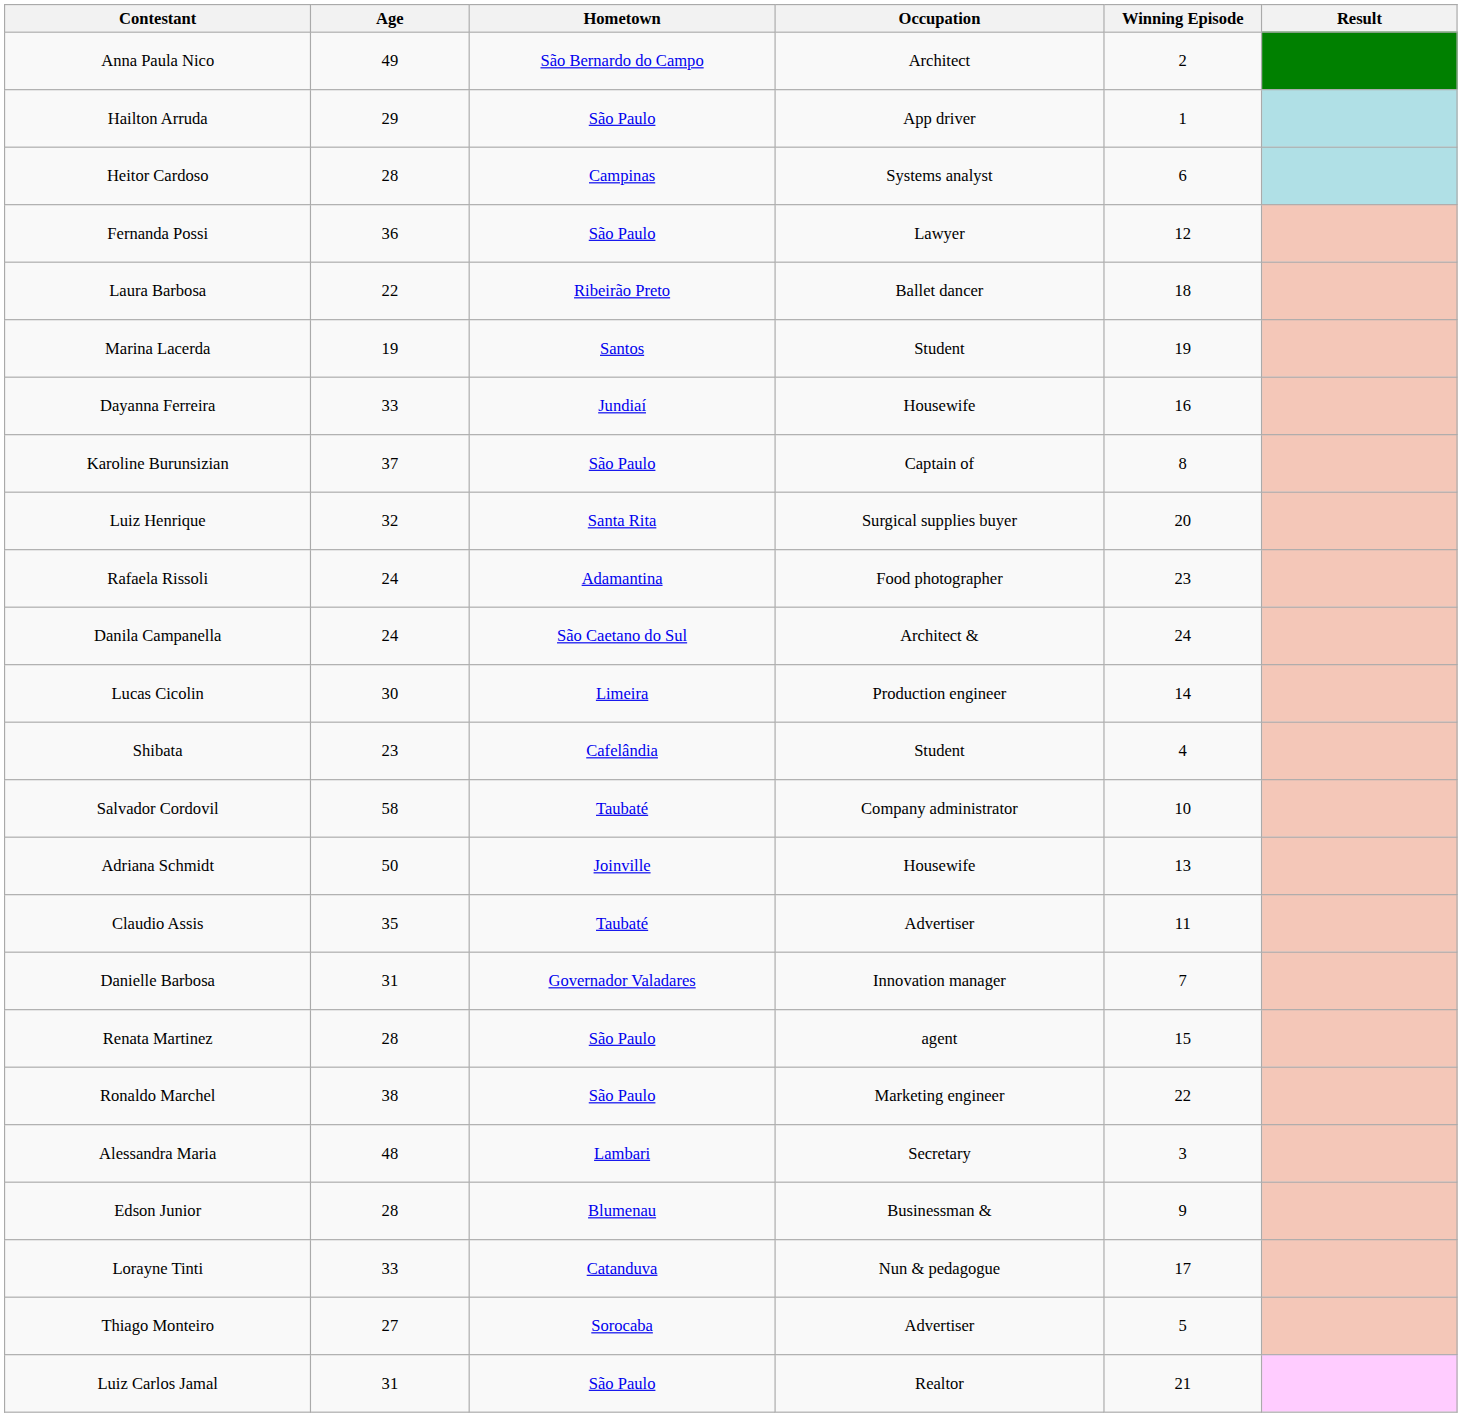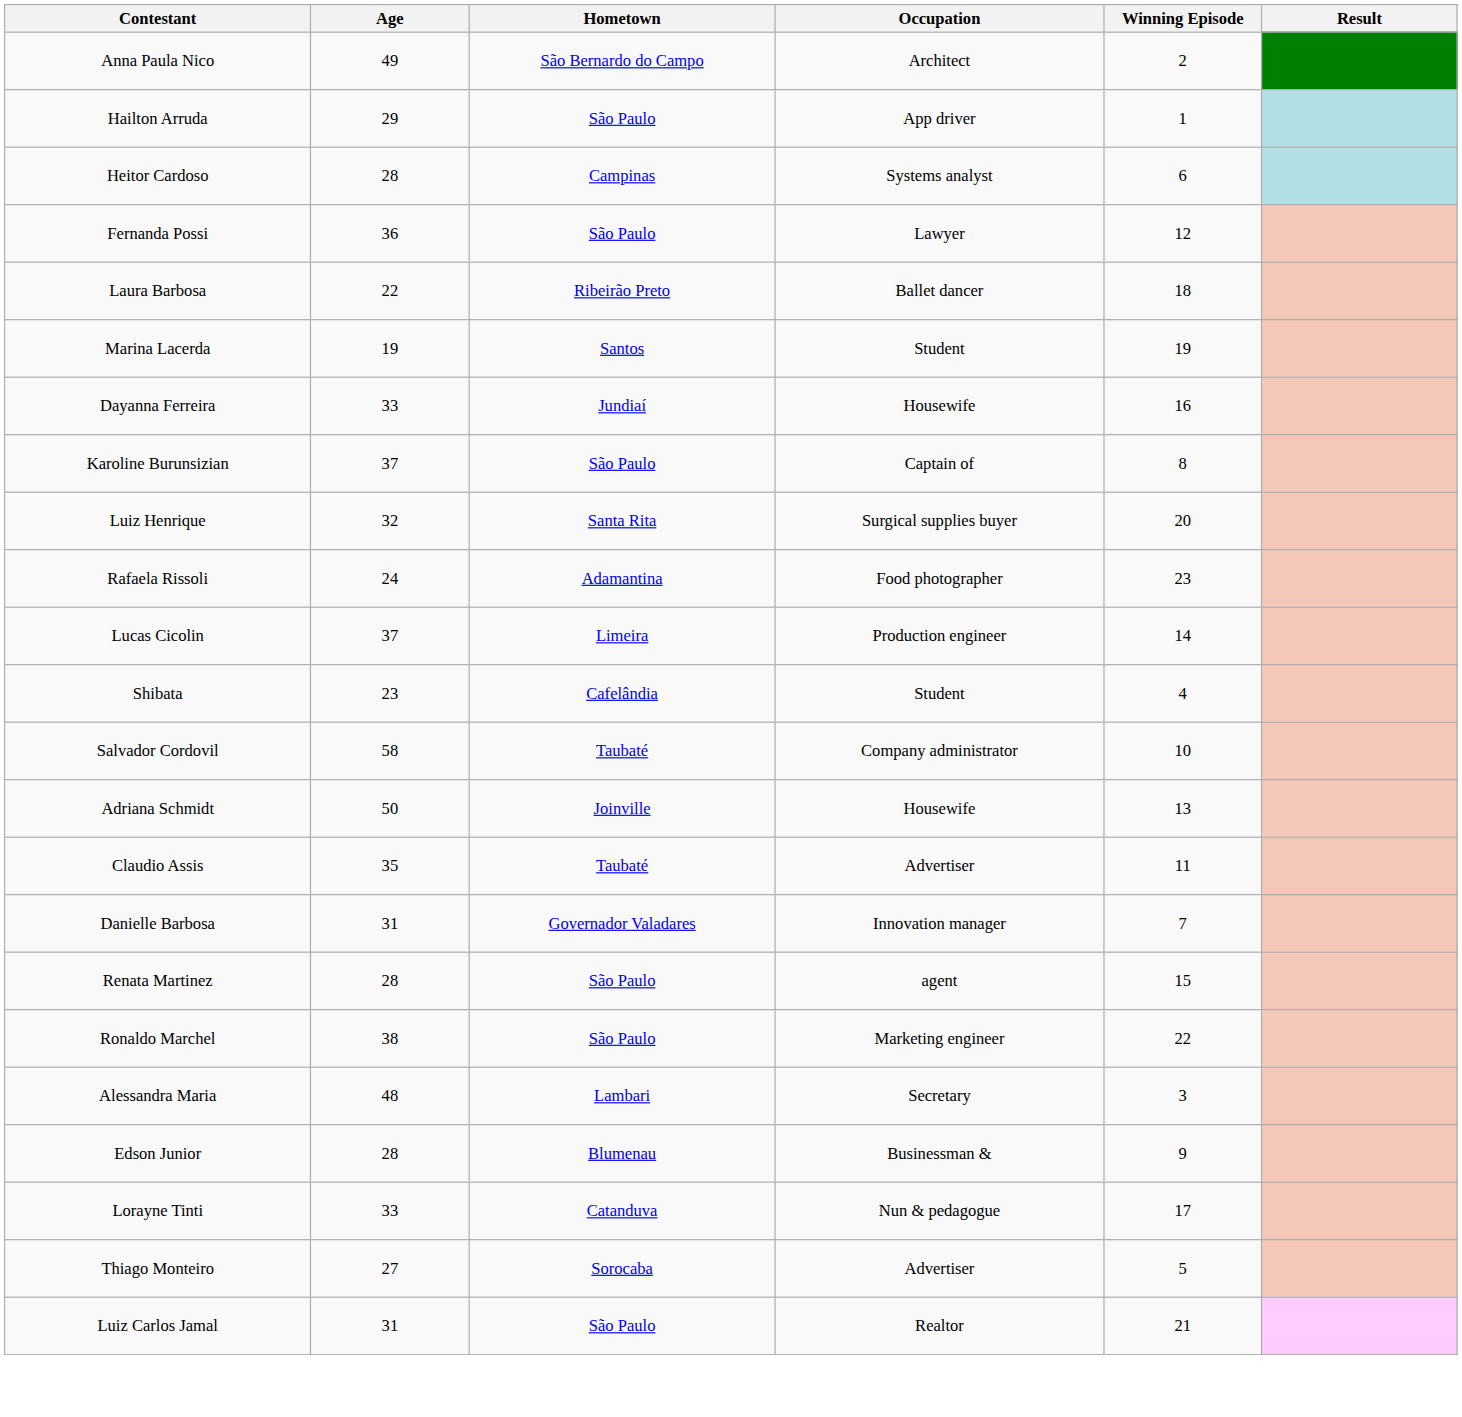- row: (158, 635)
(390, 693) 30 -> (390, 635) 37
